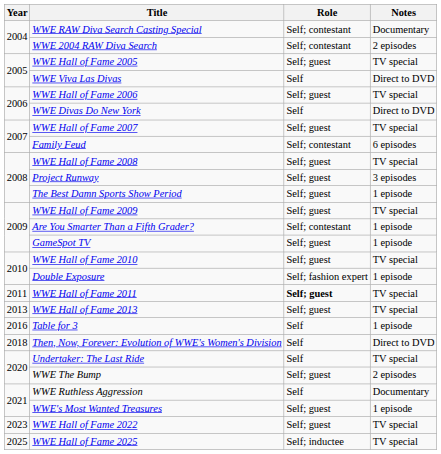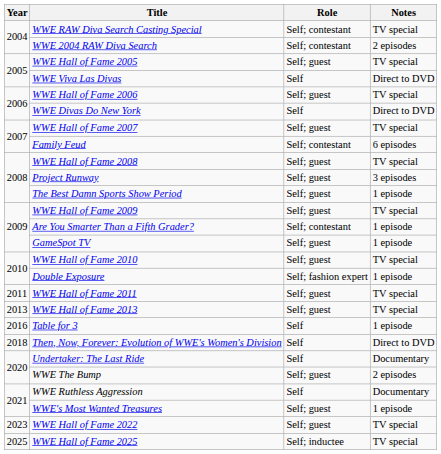(401, 29) Documentary -> (395, 29) TV special
(309, 293) bold -> (309, 293) normal
(395, 359) TV special -> (401, 359) Documentary
